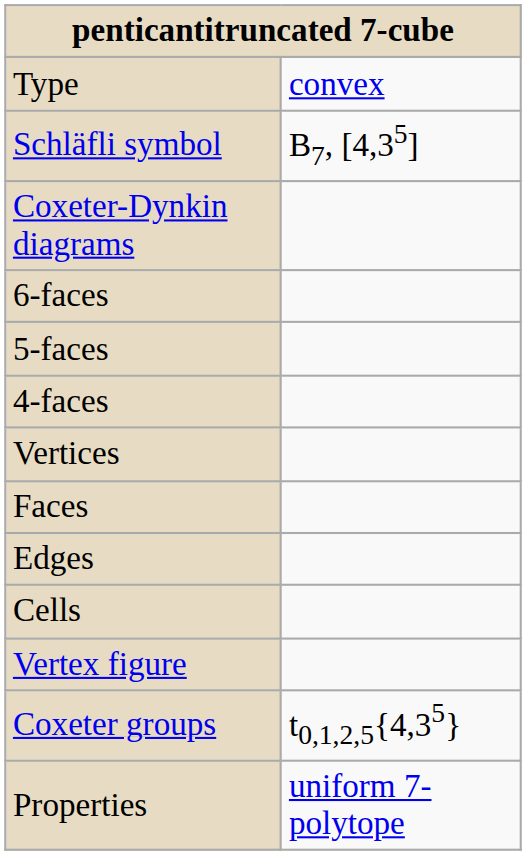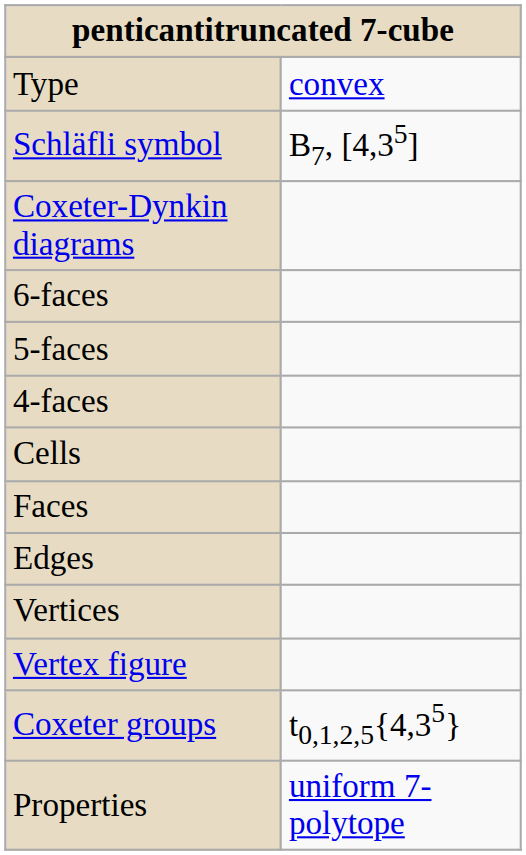rows swapped: (47, 611) <-> (66, 453)
